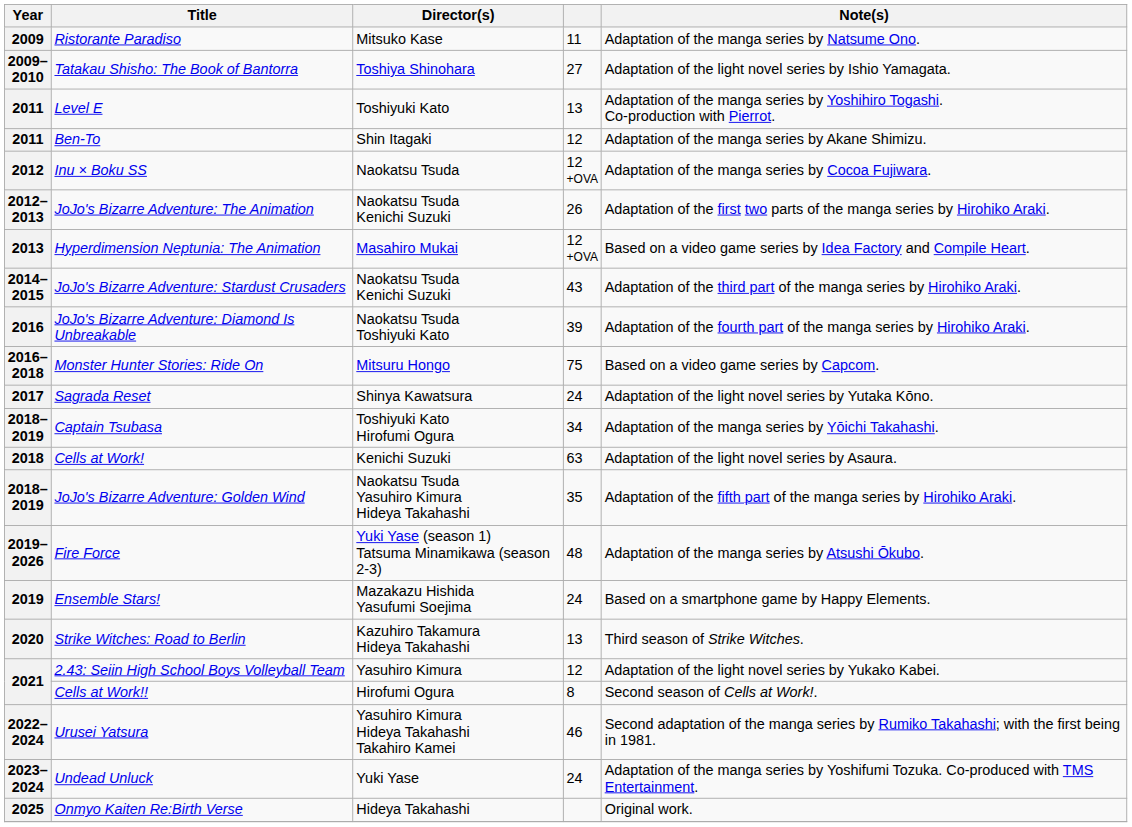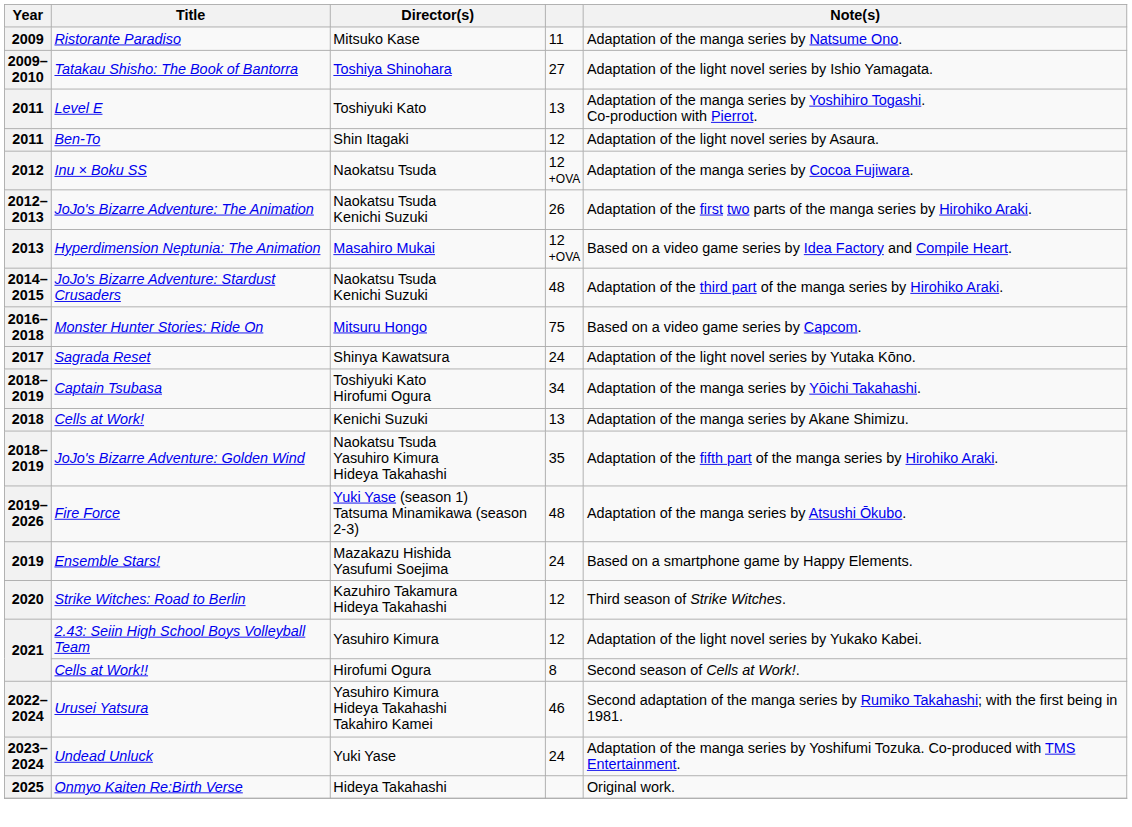(766, 139) Adaptation of the manga series by Akane Shimizu. -> (733, 139) Adaptation of the light novel series by Asaura.
(575, 287) 43 -> (557, 287) 48
- row: (174, 326)
(575, 458) 63 -> (557, 419) 13
(751, 458) Adaptation of the light novel series by Asaura. -> (748, 419) Adaptation of the manga series by Akane Shimizu.
(575, 639) 13 -> (557, 600) 12
